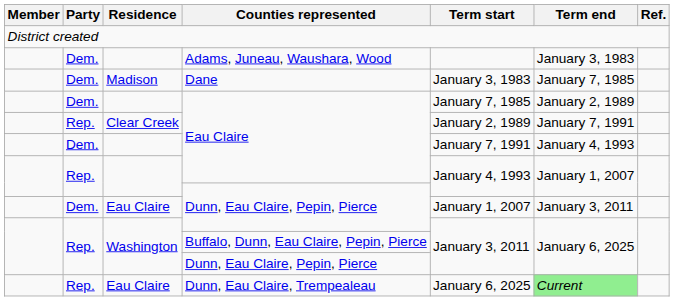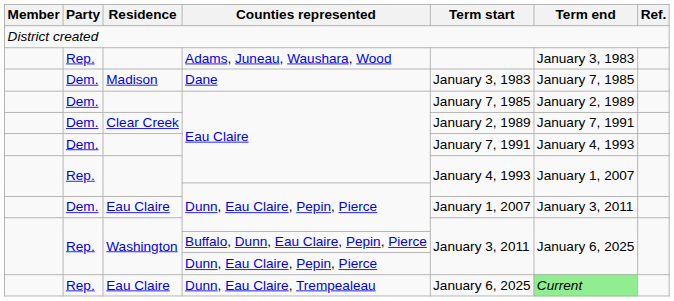(82, 58) Dem. -> (80, 58) Rep.
(80, 123) Rep. -> (82, 123) Dem.
